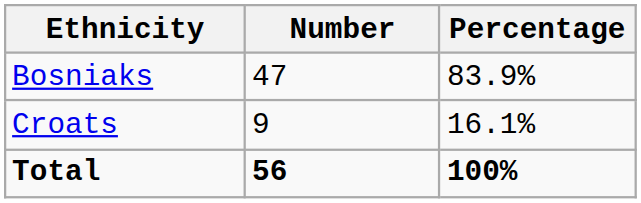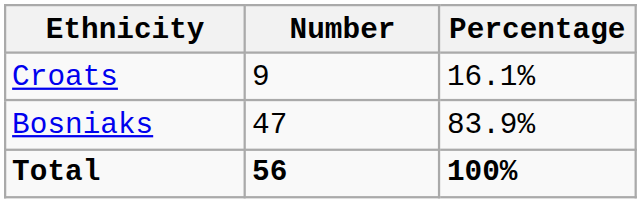rows swapped: (83, 77) <-> (65, 125)
